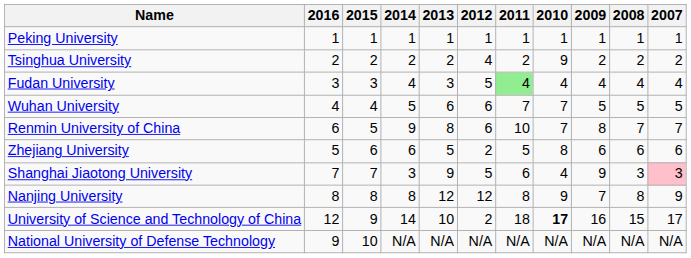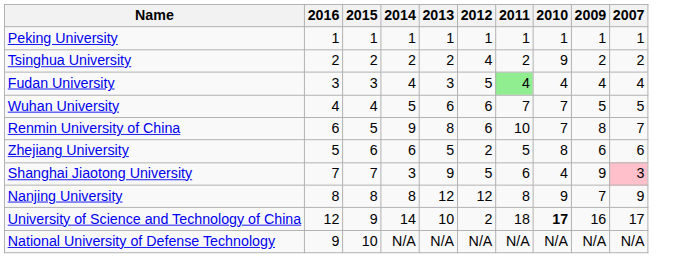- column: (629, 15)
